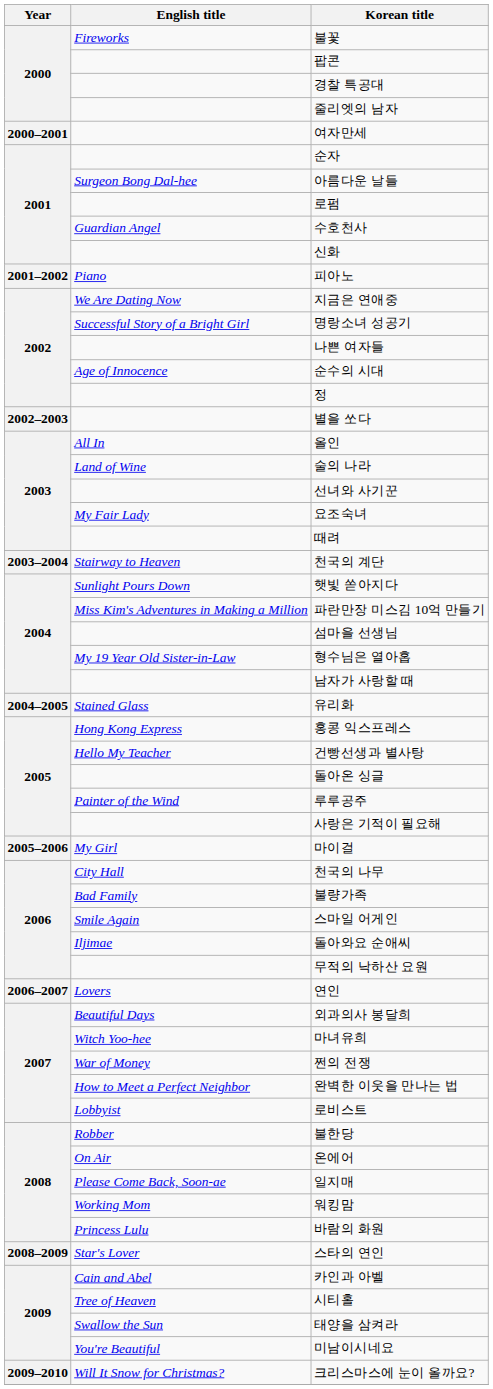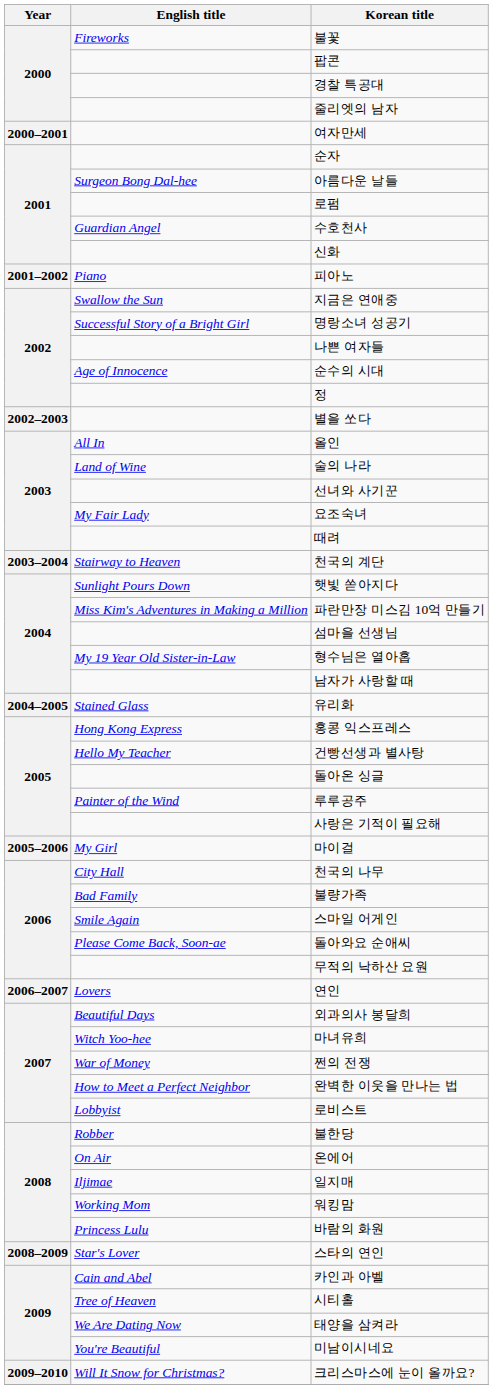(128, 299) We Are Dating Now -> (119, 299) Swallow the Sun
(93, 943) Iljimae -> (150, 943) Please Come Back, Soon-ae
(150, 1181) Please Come Back, Soon-ae -> (93, 1181) Iljimae
(119, 1324) Swallow the Sun -> (128, 1324) We Are Dating Now
